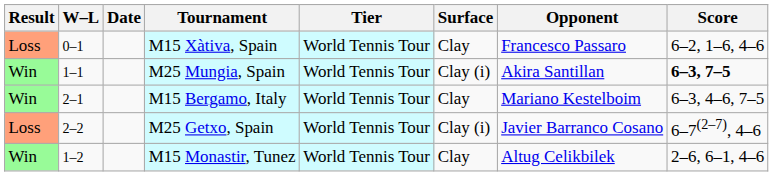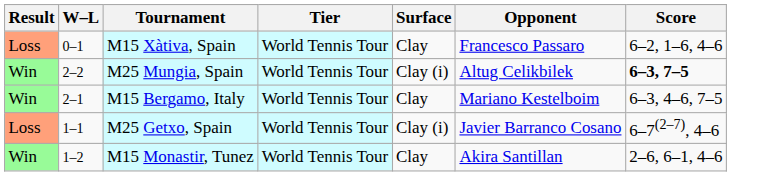- column: (124, 17)
(73, 72) 1–1 -> (73, 72) 2–2
(553, 71) Akira Santillan -> (516, 71) Altug Celikbilek
(73, 128) 2–2 -> (73, 128) 1–1
(558, 157) Altug Celikbilek -> (511, 157) Akira Santillan
